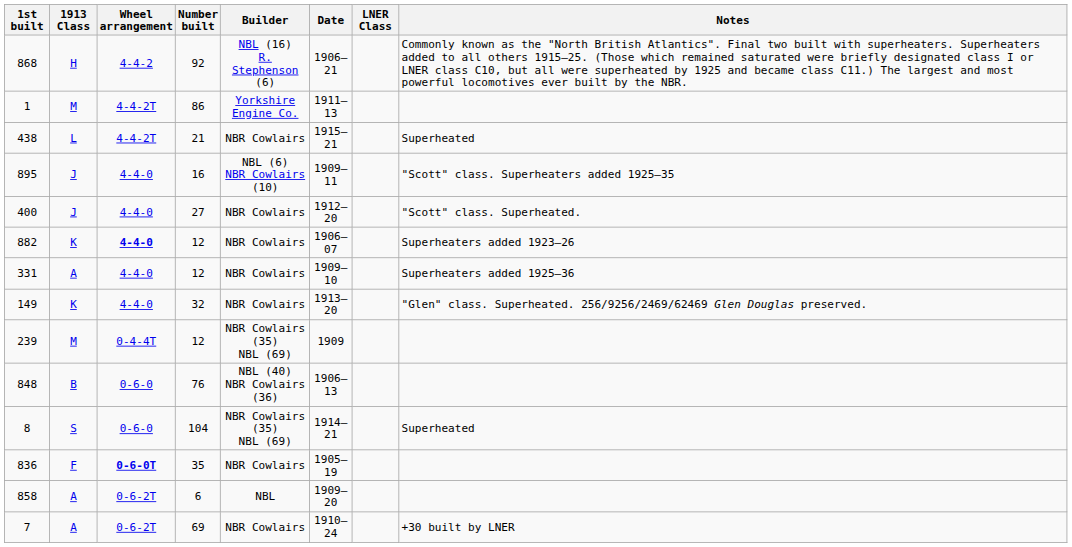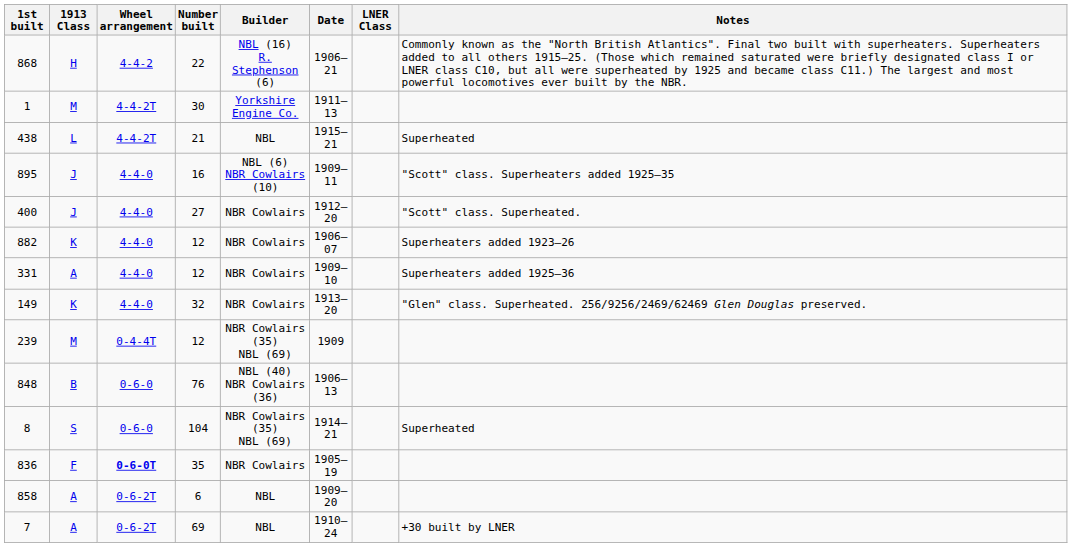(198, 63) 92 -> (198, 63) 22
(198, 107) 86 -> (198, 107) 30
(265, 138) NBR Cowlairs -> (265, 138) NBL
(136, 243) bold -> (136, 243) normal
(265, 527) NBR Cowlairs -> (265, 527) NBL
